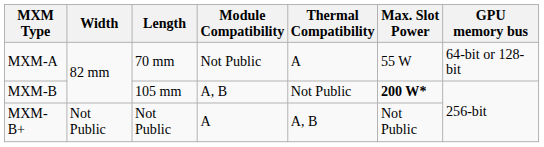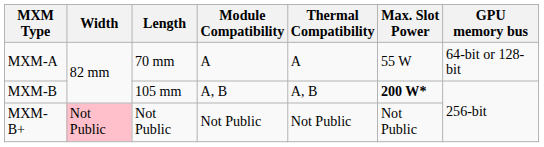(231, 61) Not Public -> (206, 61) A
(321, 92) Not Public -> (304, 92) A, B
(88, 122) no background -> (88, 122) pink background
(206, 122) A -> (231, 122) Not Public
(304, 122) A, B -> (321, 122) Not Public
